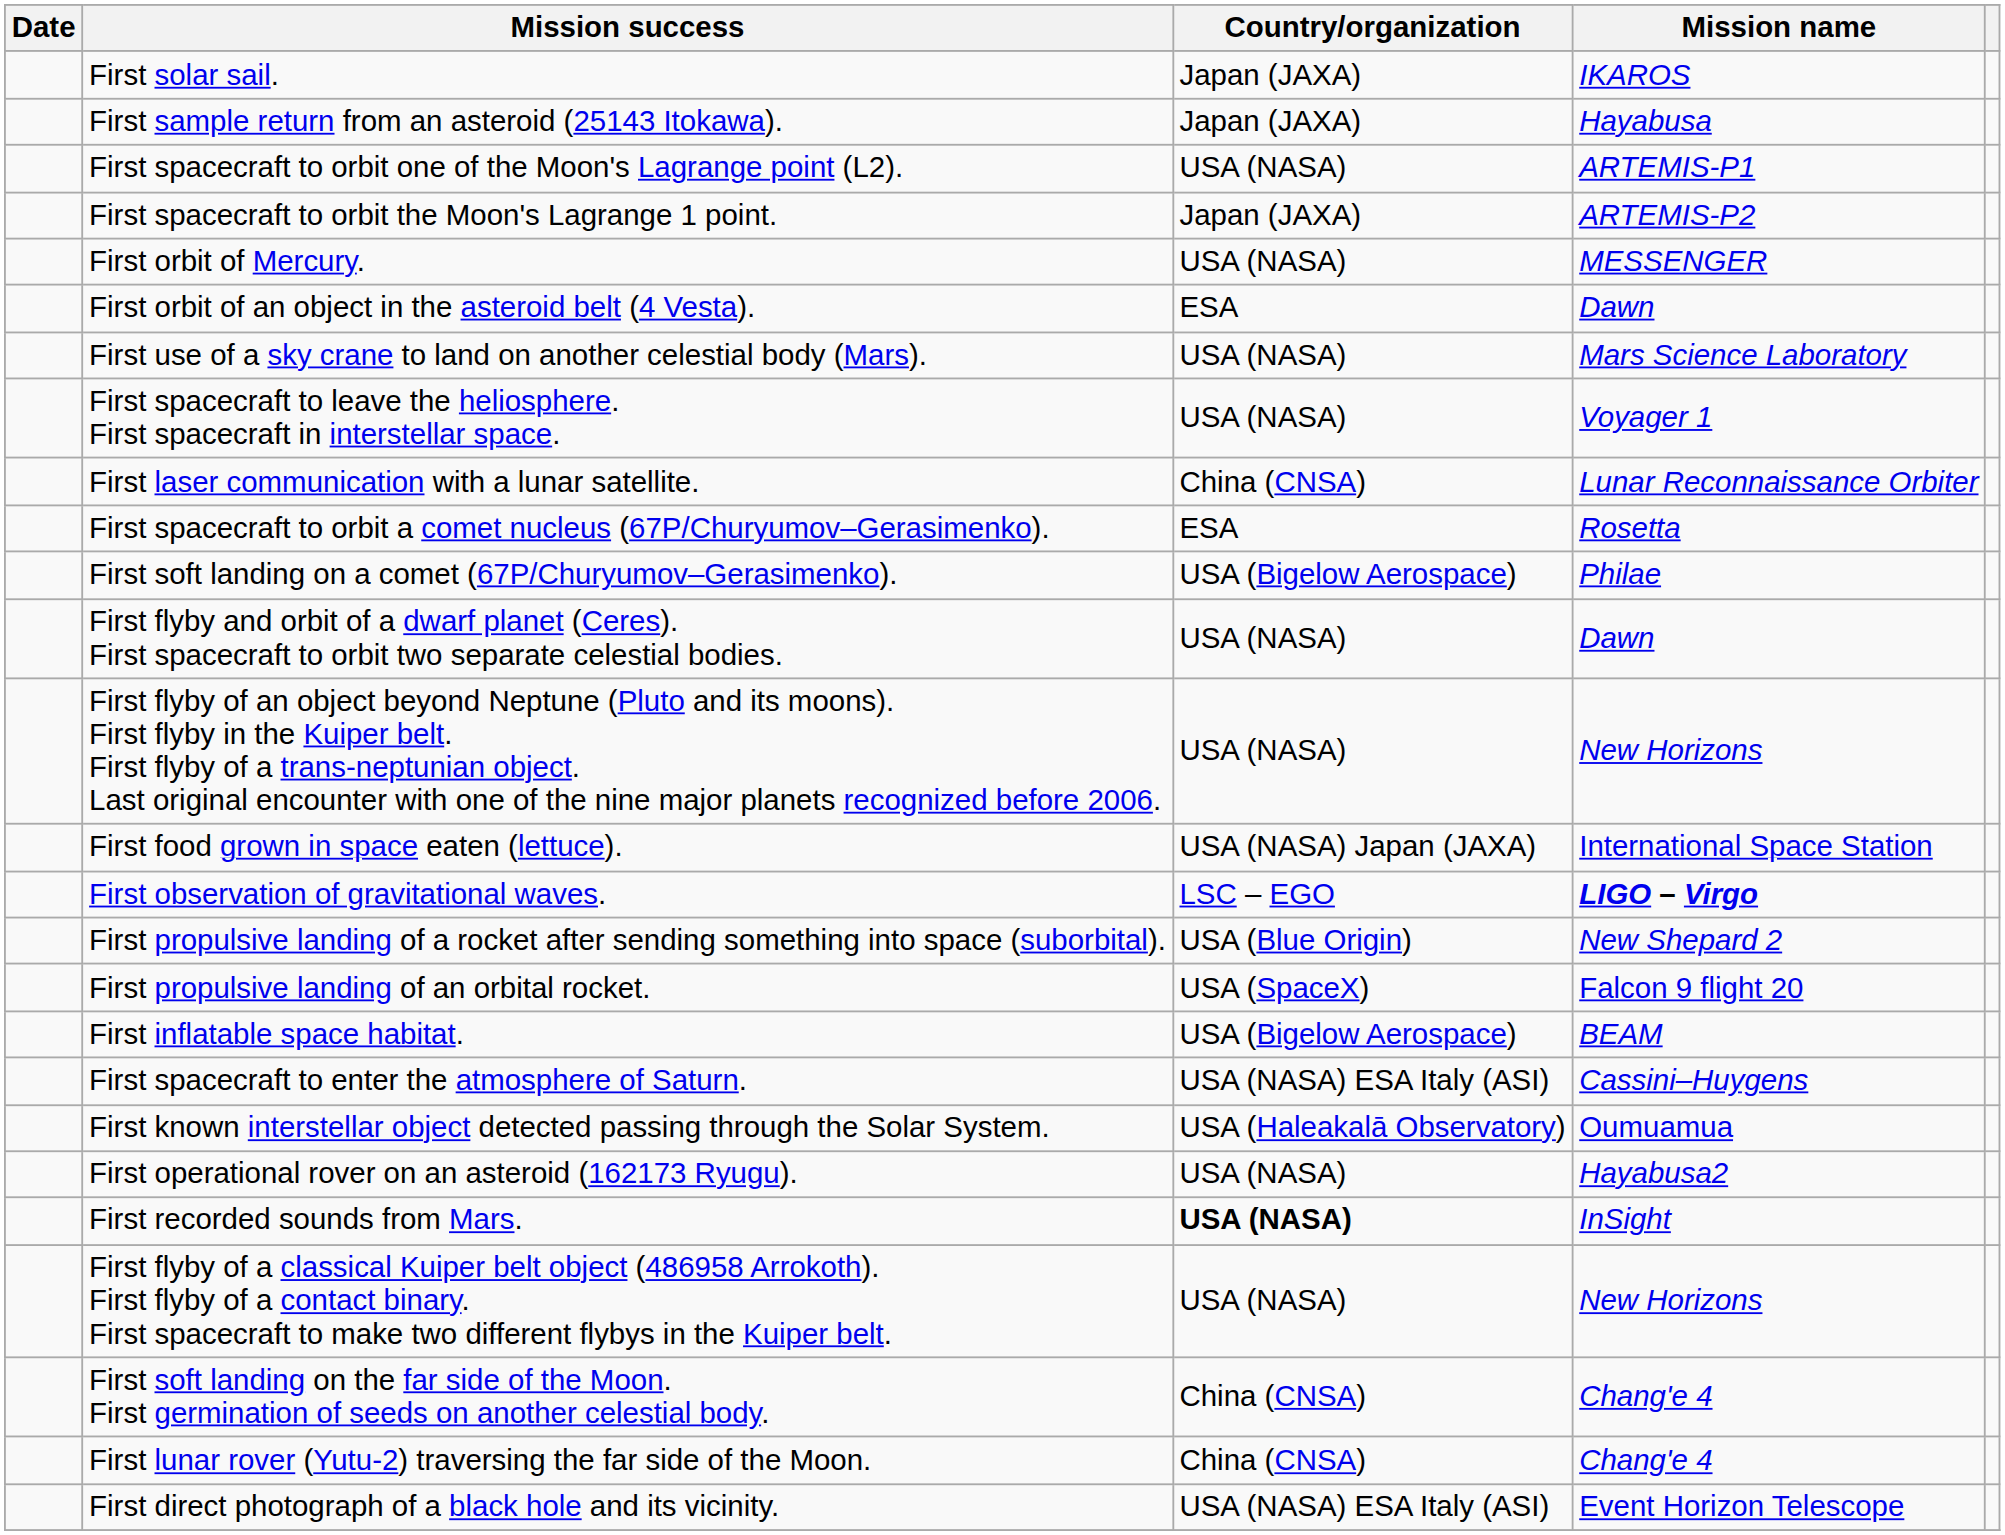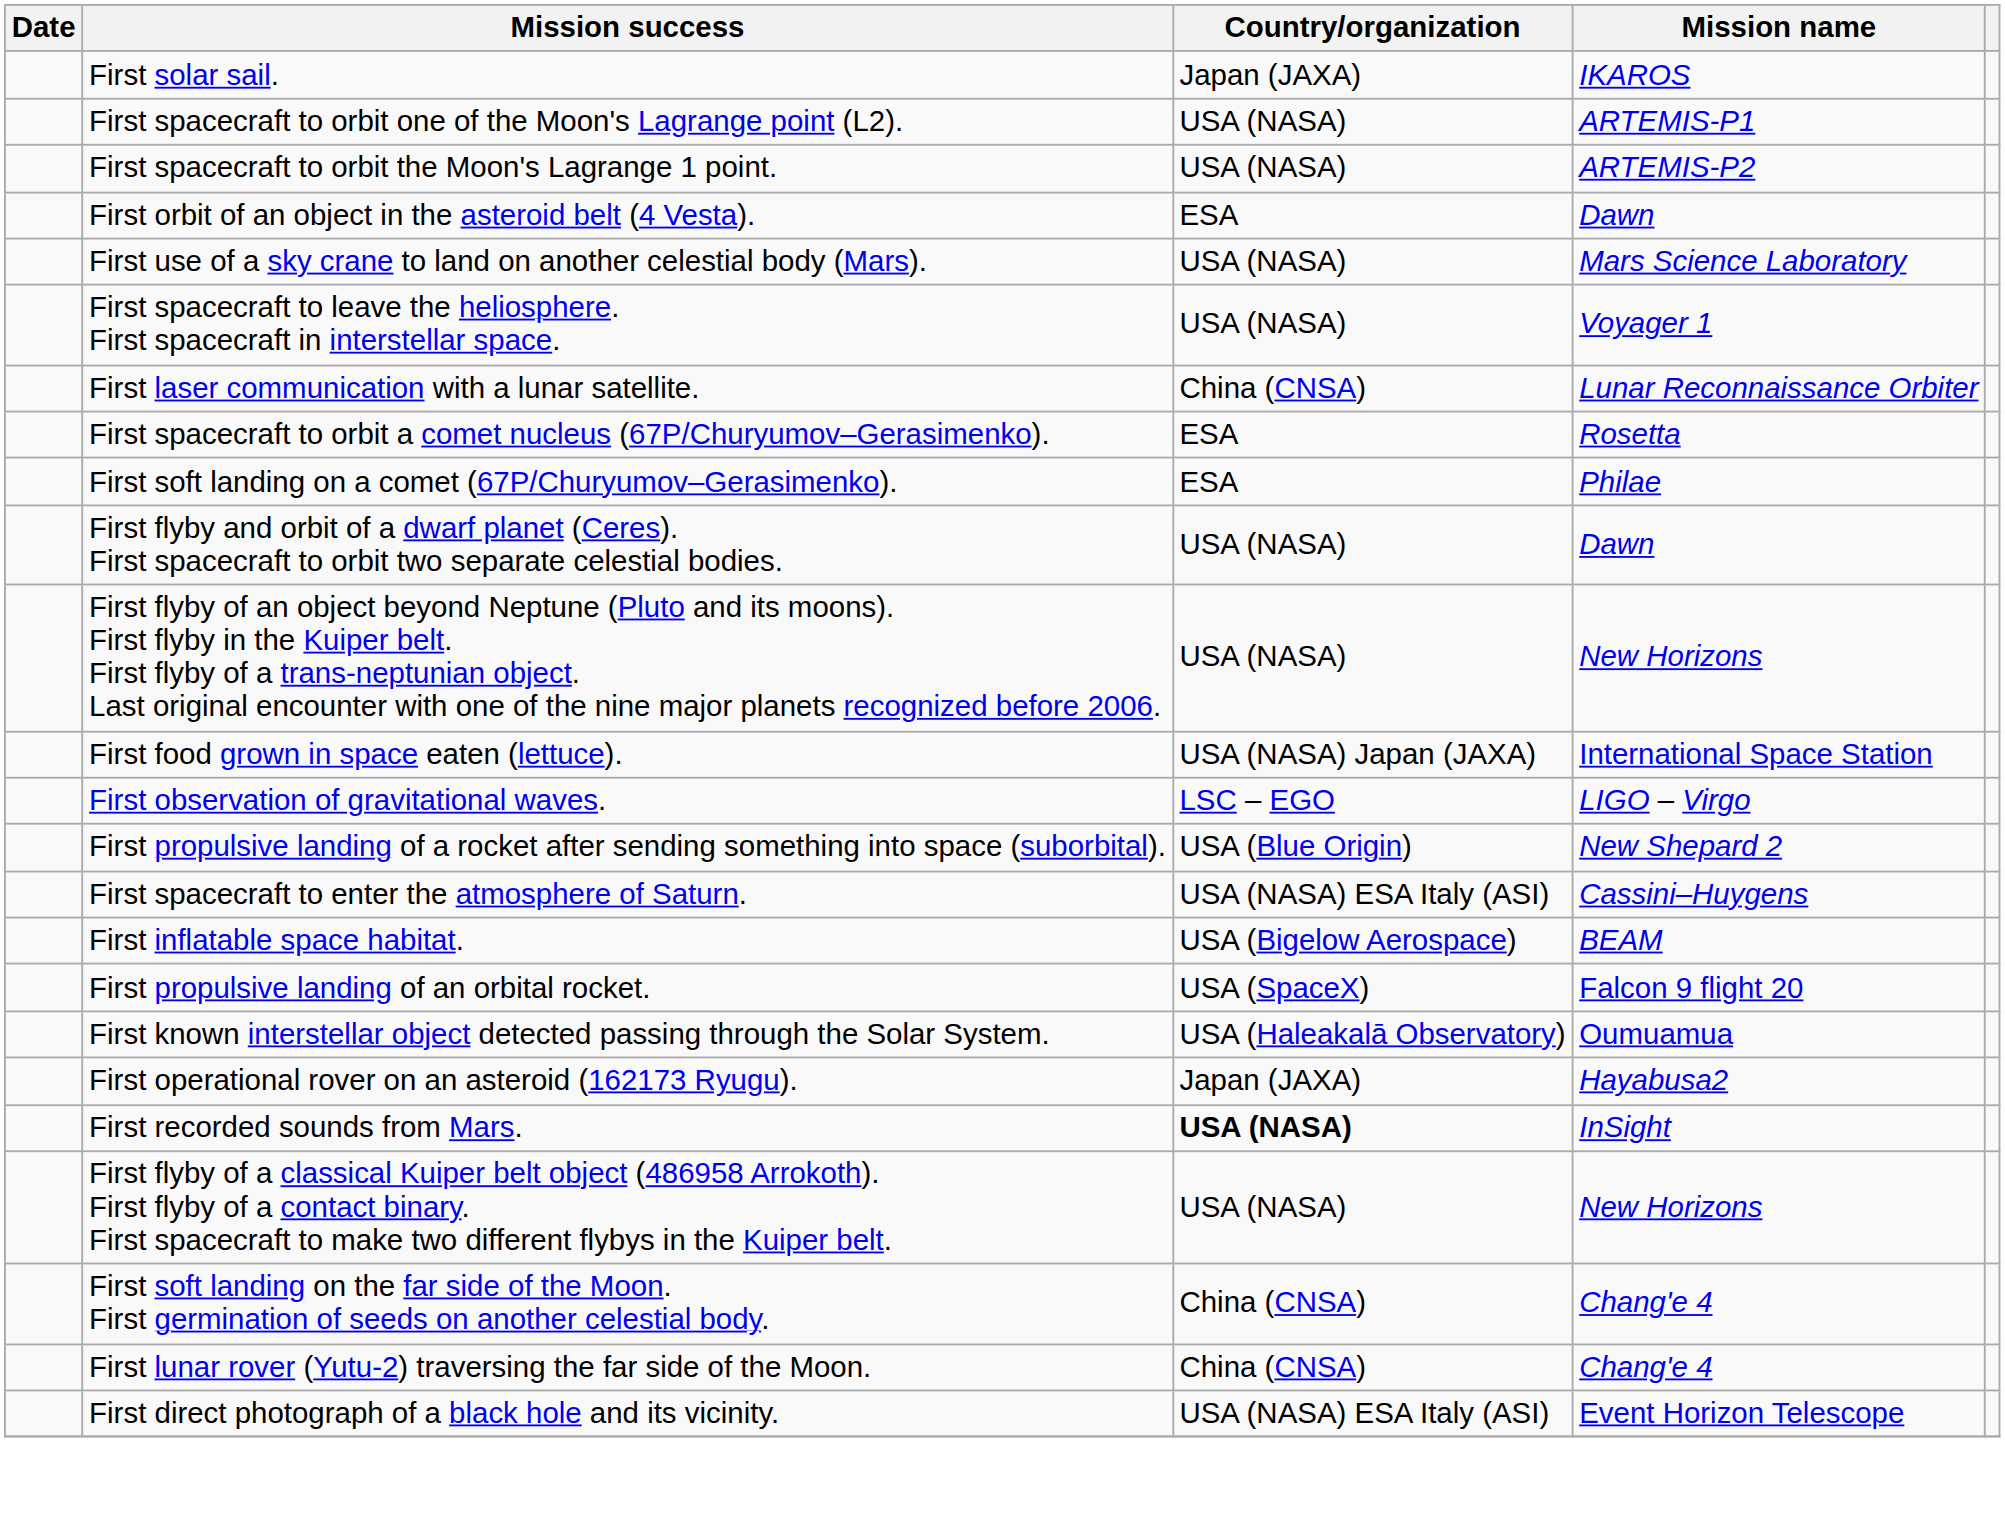- row: (436, 121)
(1270, 214) Japan (JAXA) -> (1263, 167) USA (NASA)
- row: (227, 261)
(1348, 574) USA (Bigelow Aerospace) -> (1209, 481) ESA
(1669, 893) bold -> (1665, 800) normal
rows swapped: (370, 987) <-> (418, 1080)
(1263, 1173) USA (NASA) -> (1270, 1080) Japan (JAXA)
